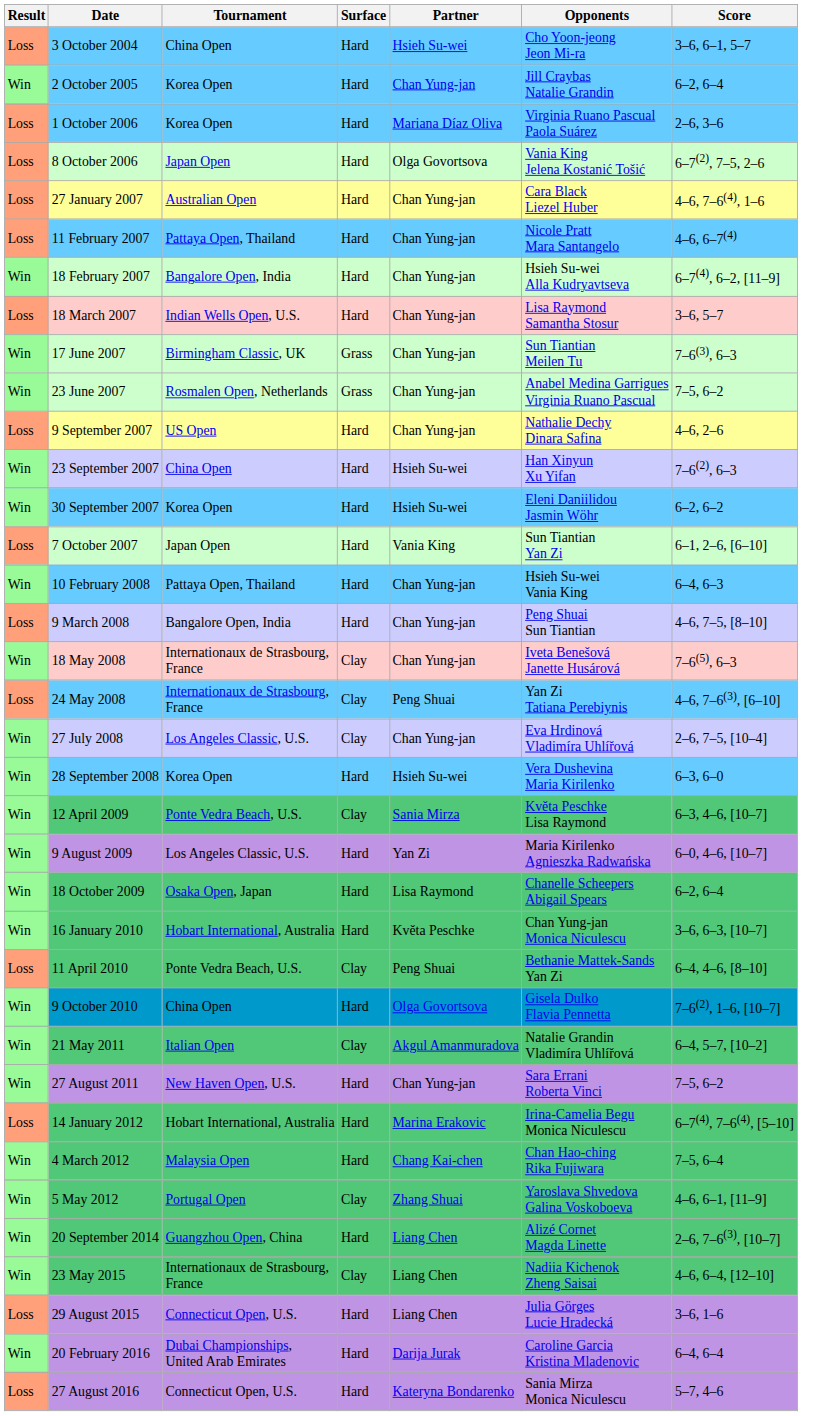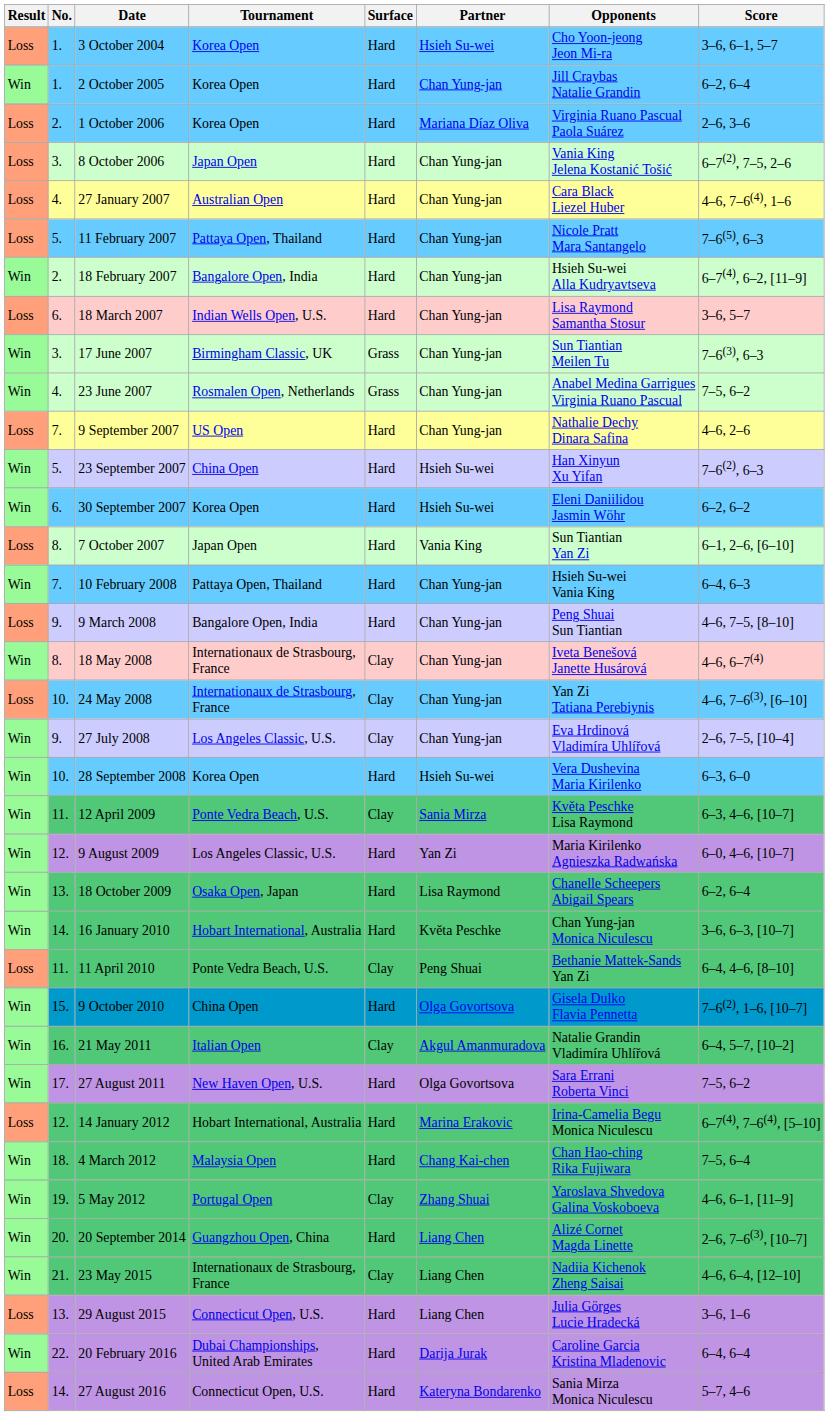+ column: (62, 15)
(199, 45) China Open -> (226, 45) Korea Open
(440, 160) Olga Govortsova -> (461, 160) Chan Yung-jan
(706, 237) 4–6, 6–7(4) -> (733, 237) 7–6(5), 6–3
(706, 660) 7–6(5), 6–3 -> (733, 660) 4–6, 6–7(4)
(424, 699) Peng Shuai -> (461, 699) Chan Yung-jan
(434, 1083) Chan Yung-jan -> (467, 1083) Olga Govortsova
